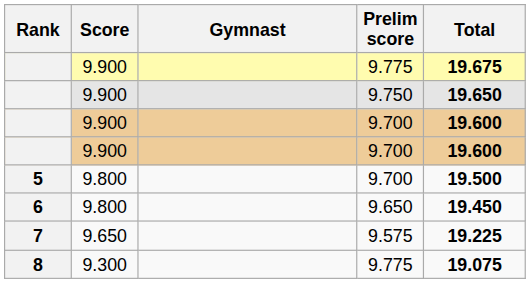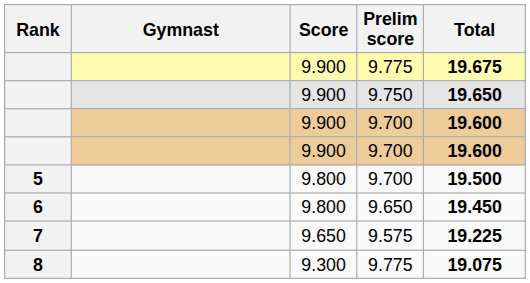columns swapped: (248, 29) <-> (105, 29)
